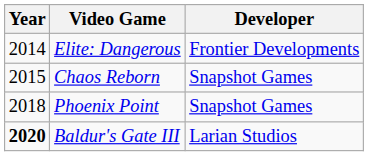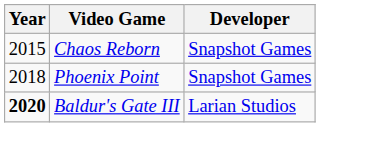- row: (117, 48)
